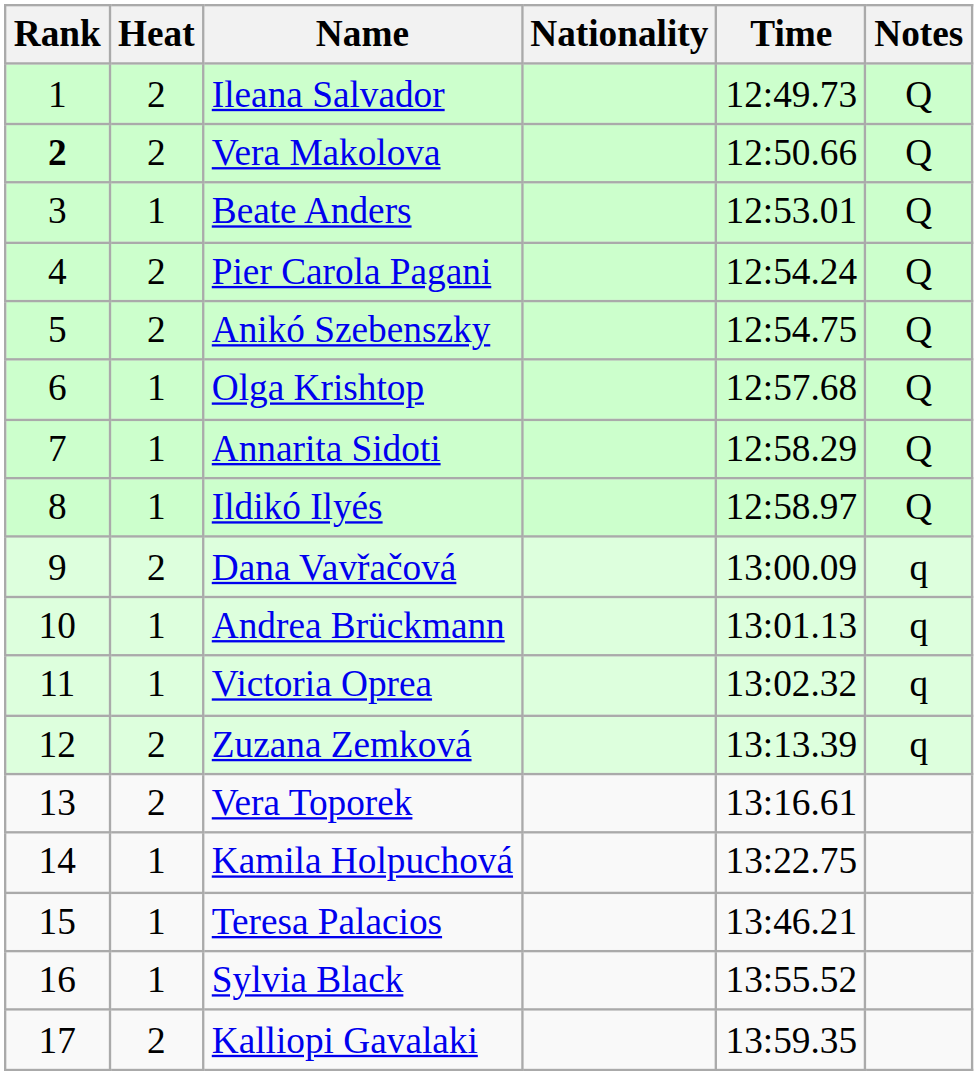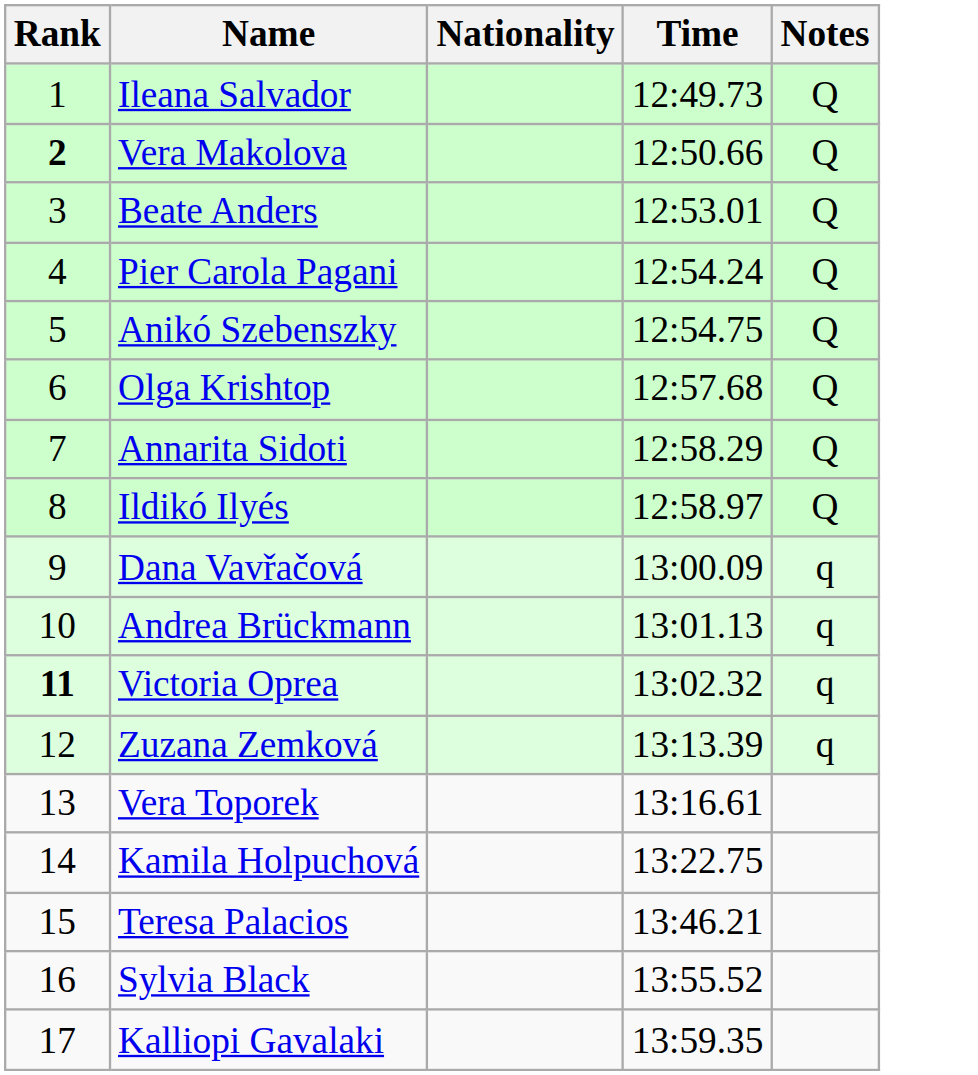- column: (156, 34)
(57, 684) normal -> (57, 684) bold
